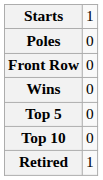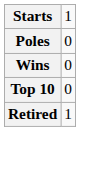- row: (44, 65)
- row: (44, 114)
